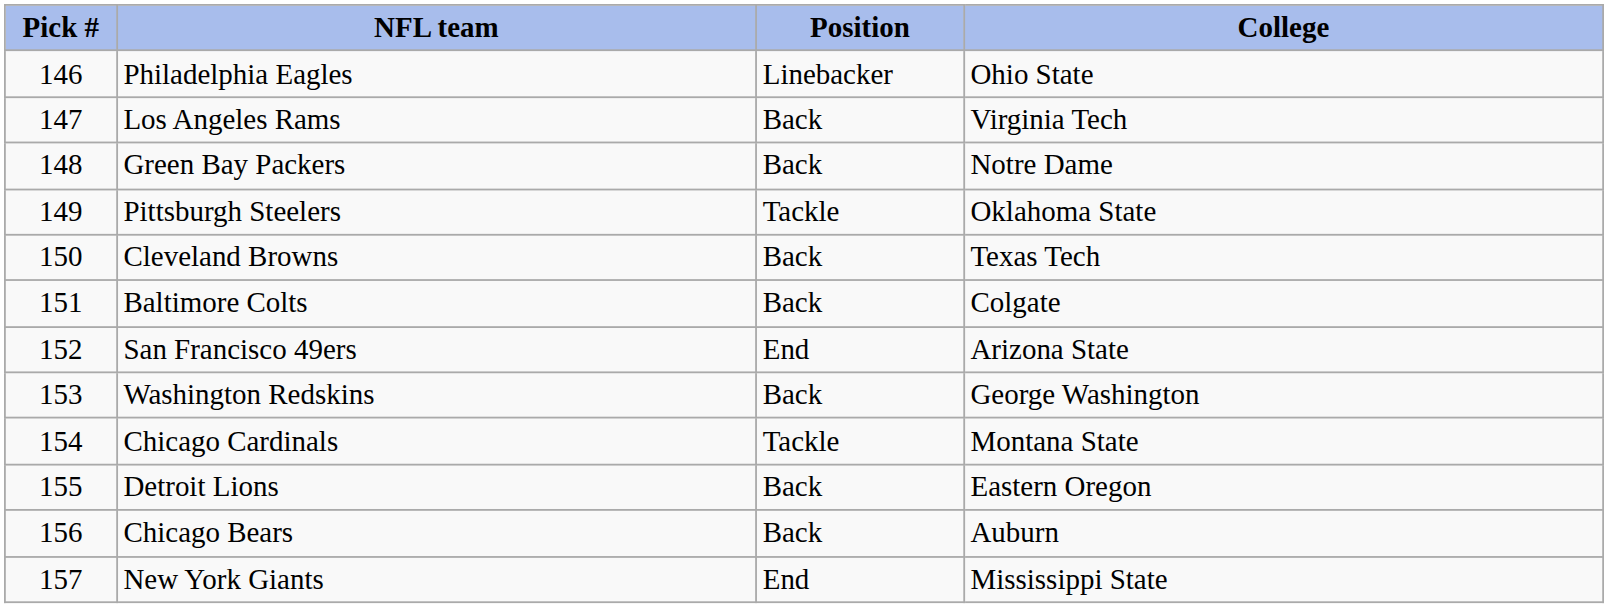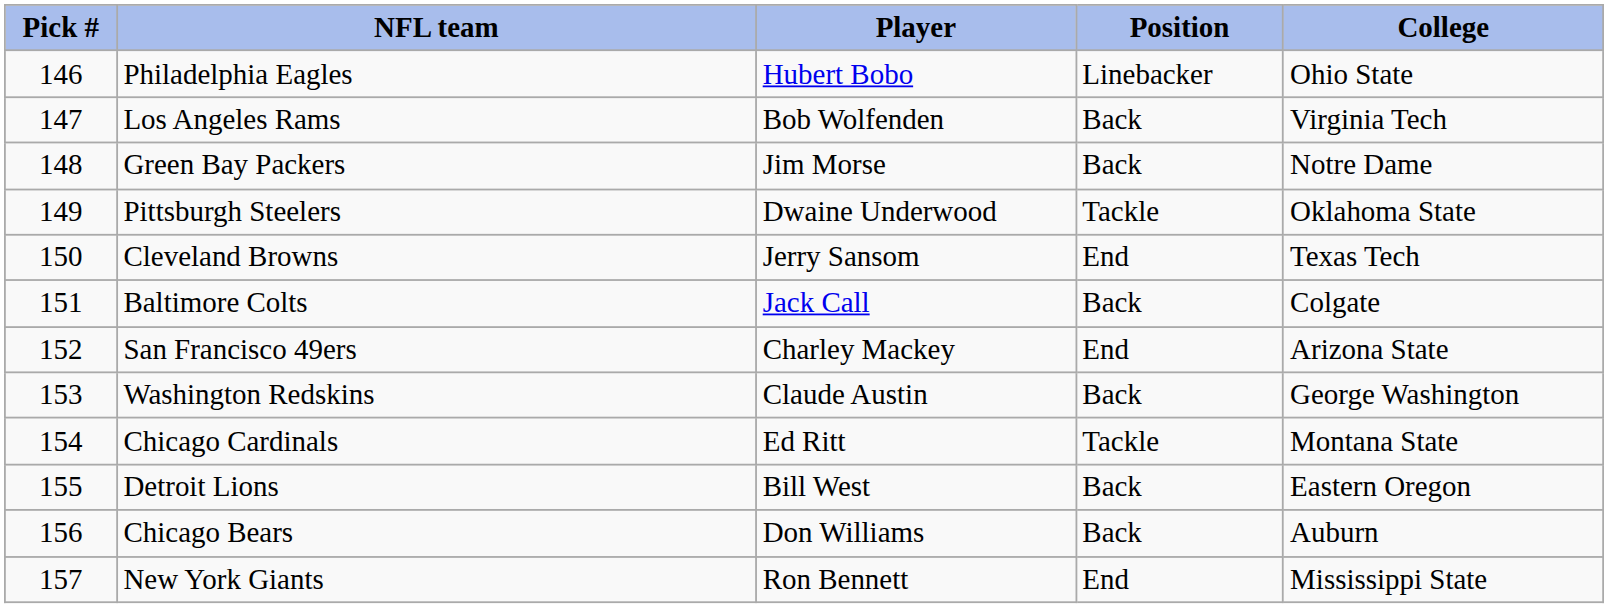+ column: (916, 27)
(792, 257) Back -> (1106, 257) End
